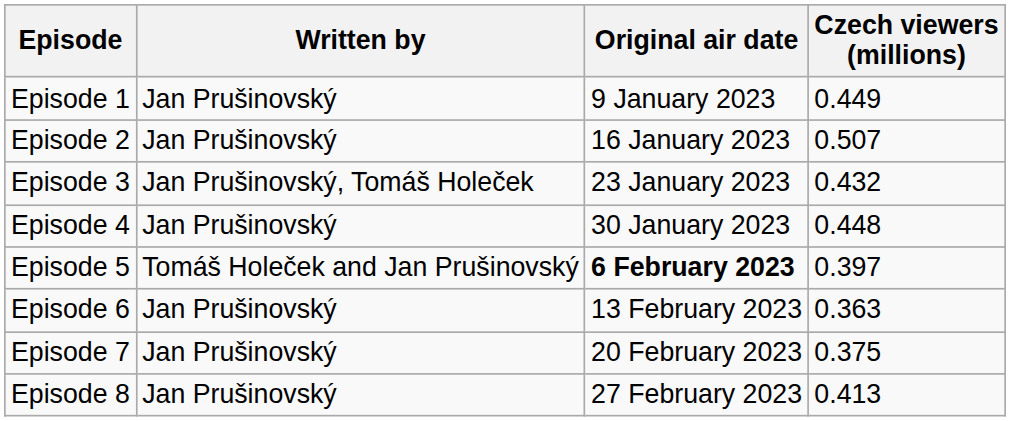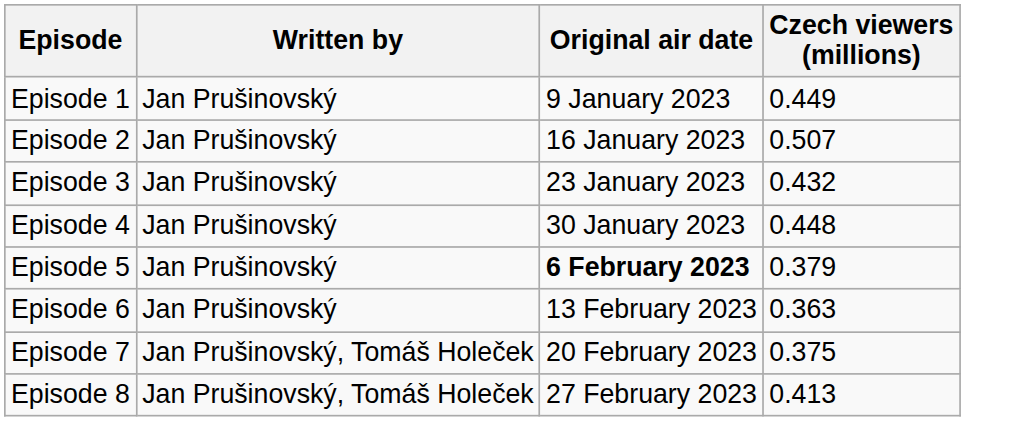(338, 182) Jan Prušinovský, Tomáš Holeček -> (239, 182) Jan Prušinovský
(360, 267) Tomáš Holeček and Jan Prušinovský -> (239, 267) Jan Prušinovský
(848, 267) 0.397 -> (803, 267) 0.379
(239, 352) Jan Prušinovský -> (338, 352) Jan Prušinovský, Tomáš Holeček
(239, 394) Jan Prušinovský -> (338, 394) Jan Prušinovský, Tomáš Holeček
